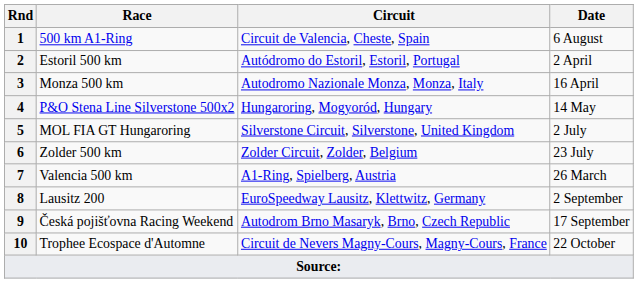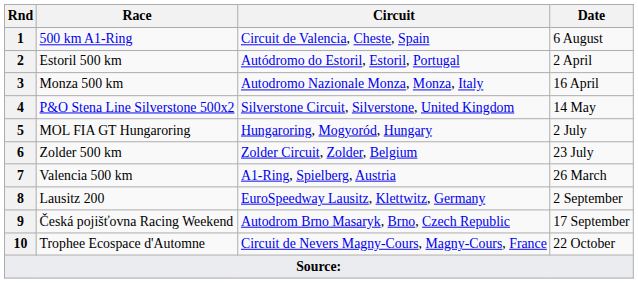(337, 107) Hungaroring, Mogyoród, Hungary -> (378, 107) Silverstone Circuit, Silverstone, United Kingdom
(378, 130) Silverstone Circuit, Silverstone, United Kingdom -> (337, 130) Hungaroring, Mogyoród, Hungary
